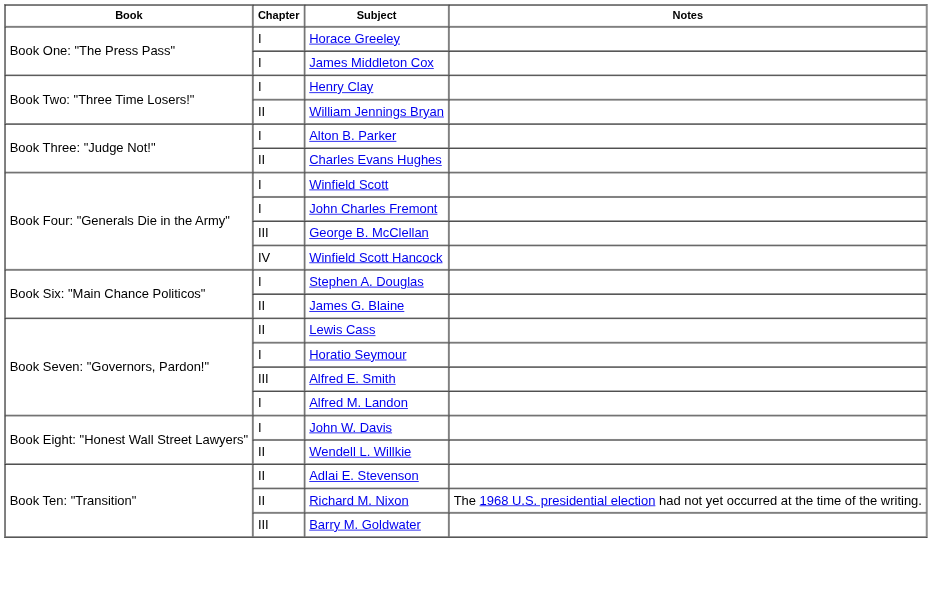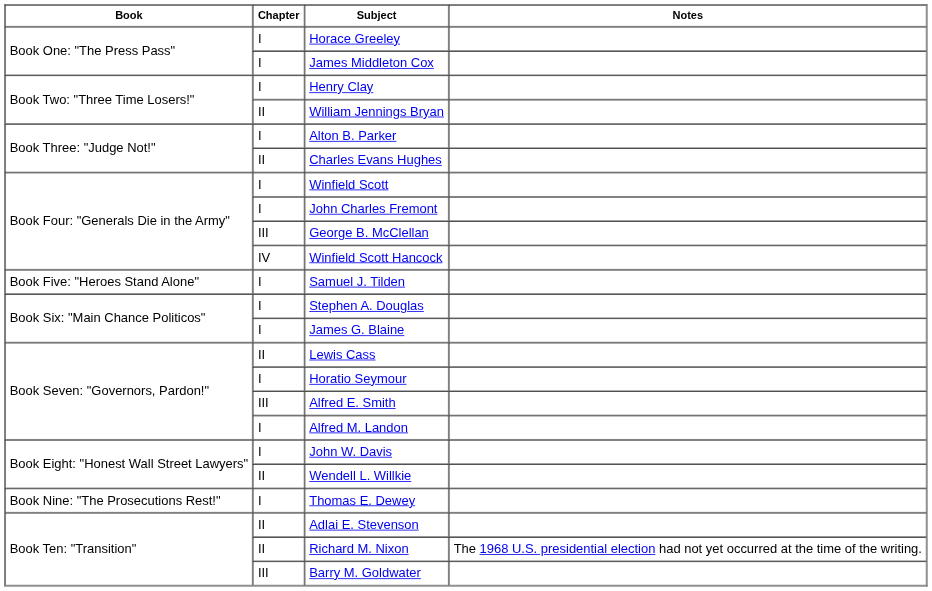+ row: (357, 281)
(261, 306) II -> (260, 330) I
+ row: (362, 500)
